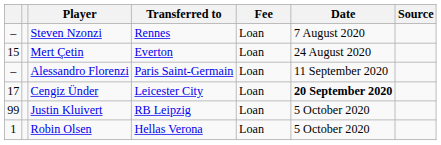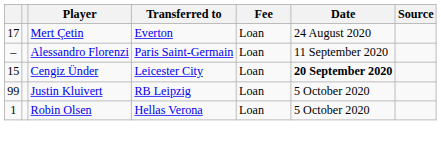- row: (66, 33)
(13, 52) 15 -> (13, 33) 17
(13, 91) 17 -> (13, 71) 15
